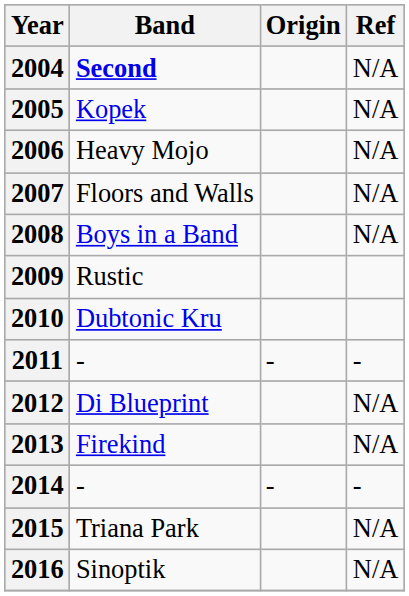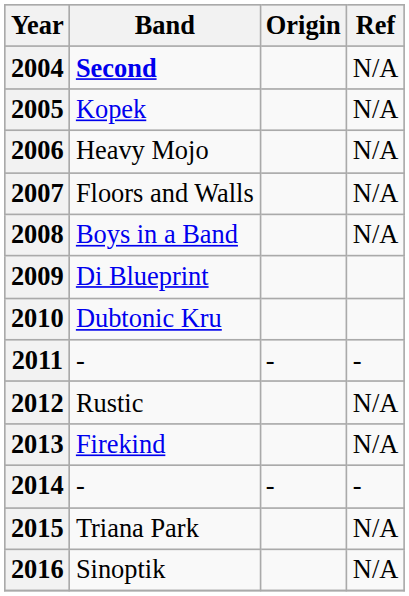(110, 276) Rustic -> (142, 276) Di Blueprint
(142, 402) Di Blueprint -> (110, 402) Rustic
